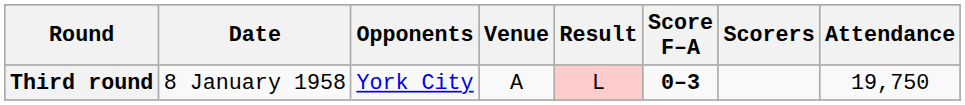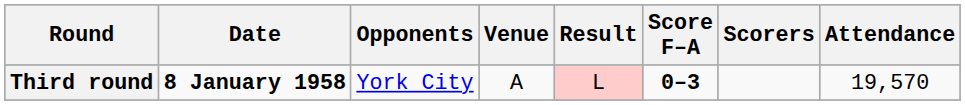(255, 83) normal -> (255, 83) bold
(890, 83) 19,750 -> (890, 83) 19,570
